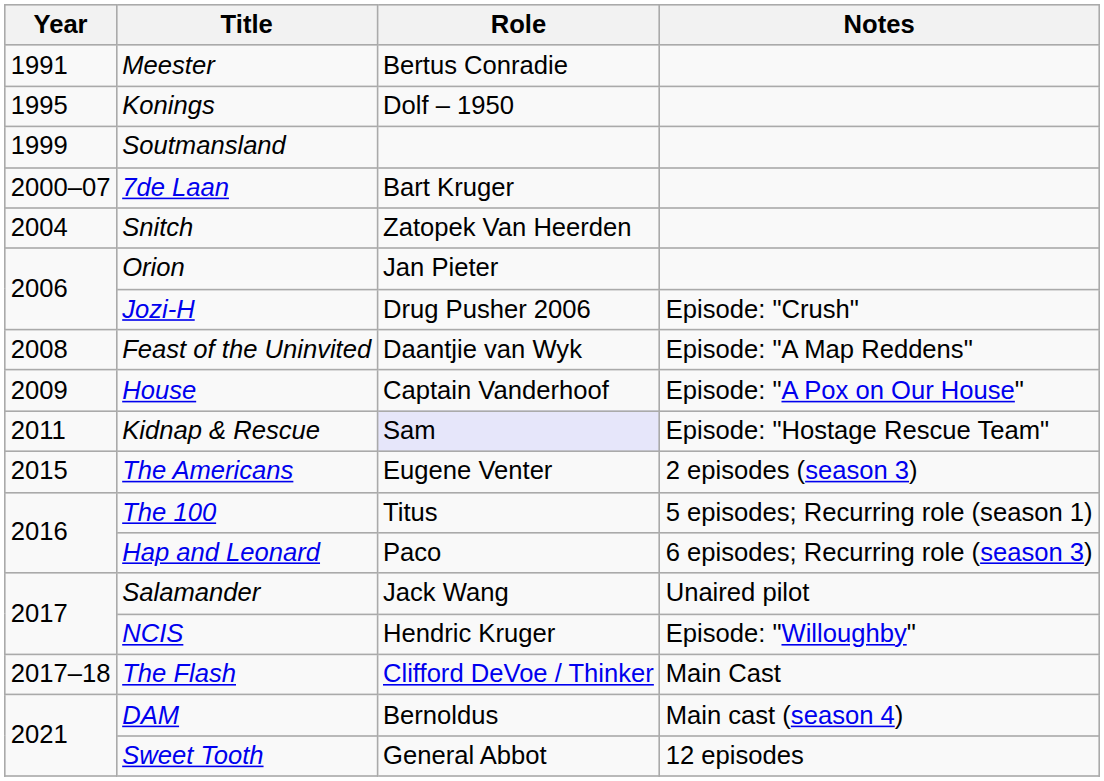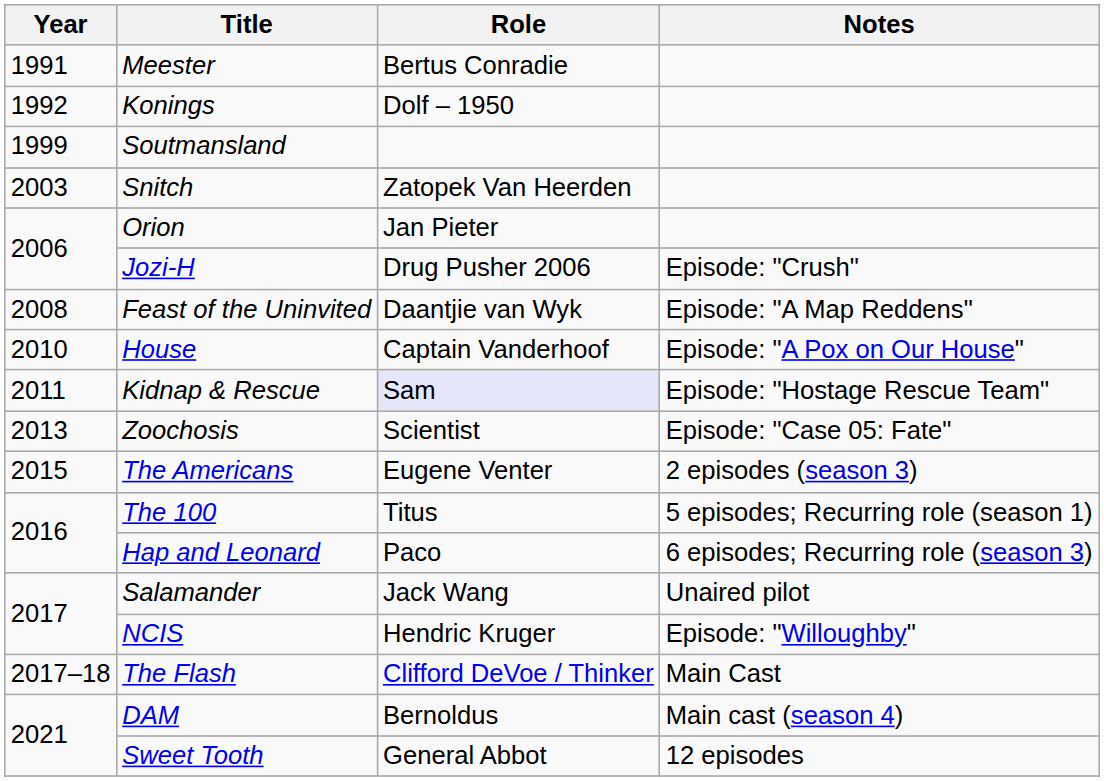(39, 106) 1995 -> (39, 106) 1992
- row: (176, 187)
(39, 227) 2004 -> (39, 187) 2003
(39, 390) 2009 -> (39, 349) 2010
+ row: (181, 430)
